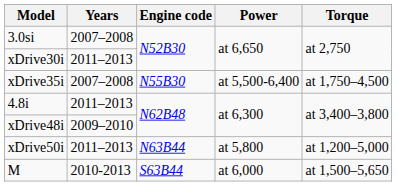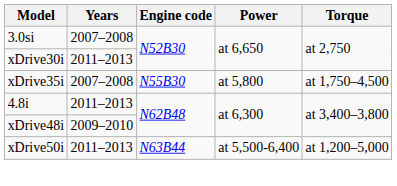(259, 81) at 5,500-6,400 -> (241, 81) at 5,800
(241, 147) at 5,800 -> (259, 147) at 5,500-6,400
- row: (14, 170)
